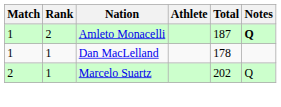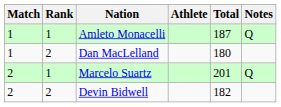(49, 34) 2 -> (49, 34) 1
(249, 34) bold -> (249, 34) normal
(49, 53) 1 -> (49, 53) 2
(222, 53) 178 -> (222, 53) 180
(222, 73) 202 -> (222, 73) 201
+ row: (113, 92)
